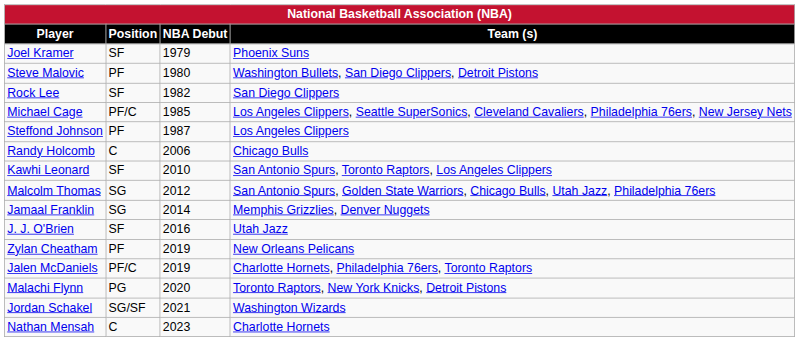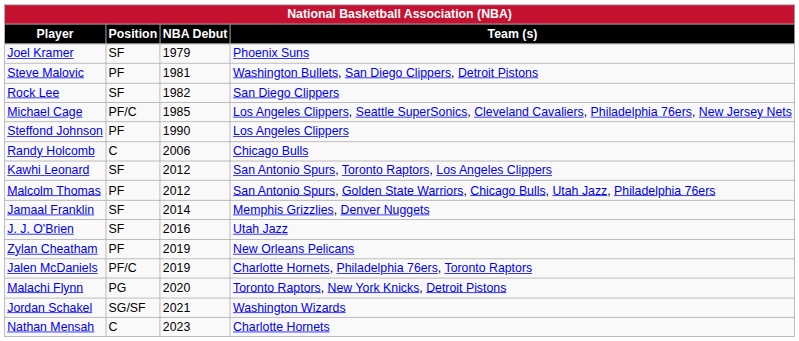(177, 73) 1980 -> (177, 73) 1981
(177, 131) 1987 -> (177, 131) 1990
(177, 170) 2010 -> (177, 170) 2012
(117, 190) SG -> (116, 190) PF
(117, 209) SG -> (116, 209) SF
